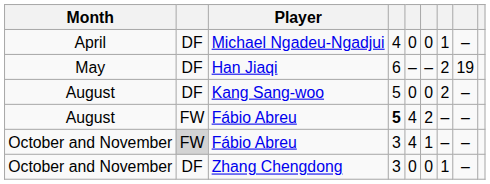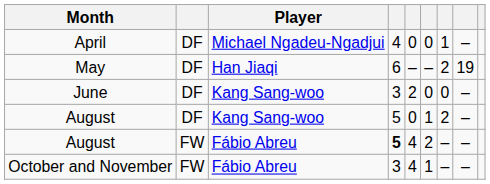+ row: (90, 92)
(429, 92) 0 -> (429, 117) 1
(192, 142) lightgrey background -> (192, 167) no background
- row: (90, 167)
